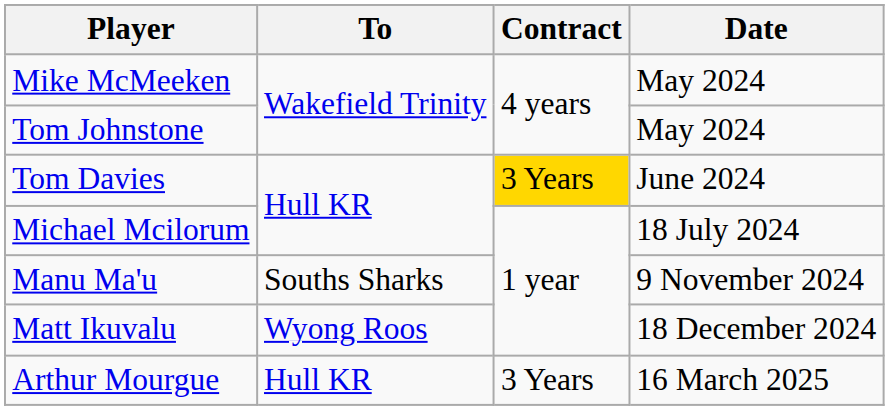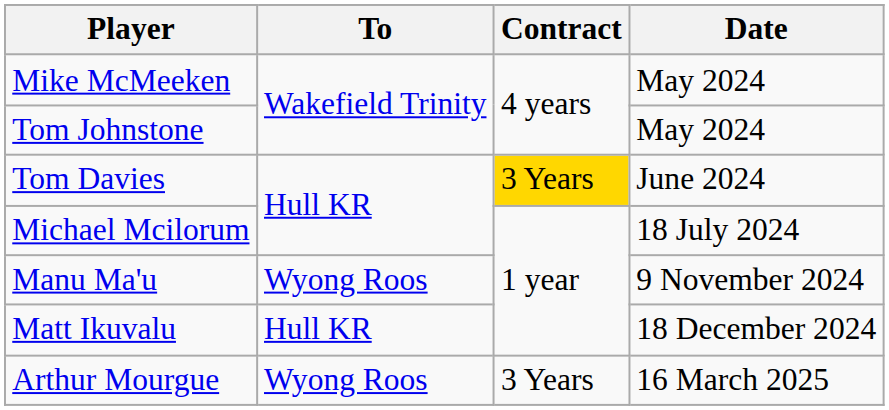(354, 279) Souths Sharks -> (346, 279) Wyong Roos
(346, 329) Wyong Roos -> (318, 329) Hull KR
(318, 379) Hull KR -> (346, 379) Wyong Roos
